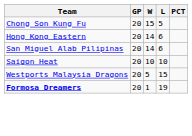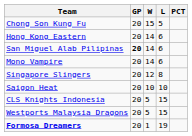(137, 49) normal -> (137, 49) bold
+ row: (34, 62)
+ row: (48, 74)
+ row: (55, 100)
